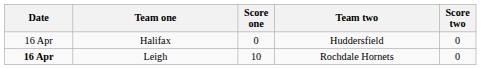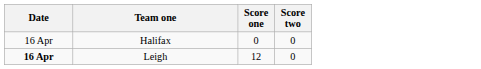- column: (357, 18)
(256, 56) 10 -> (256, 56) 12
